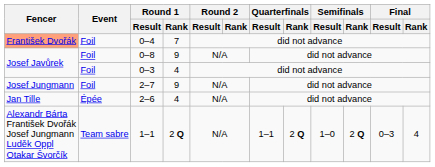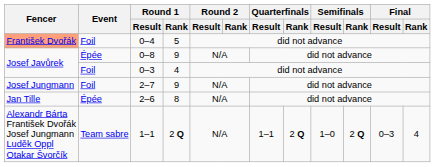(177, 41) 7 -> (177, 41) 5
(88, 56) Foil -> (91, 56) Épée
(177, 99) 4 -> (177, 99) 8
